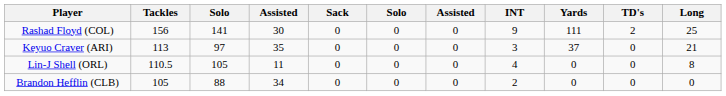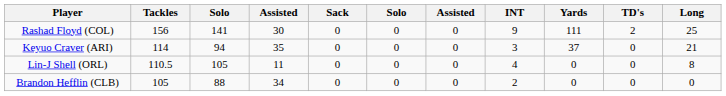(160, 47) 113 -> (160, 47) 114
(219, 47) 97 -> (219, 47) 94
